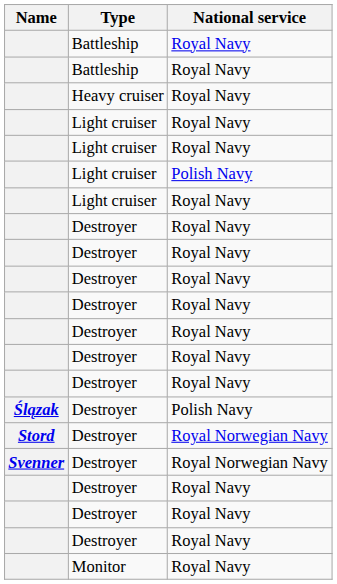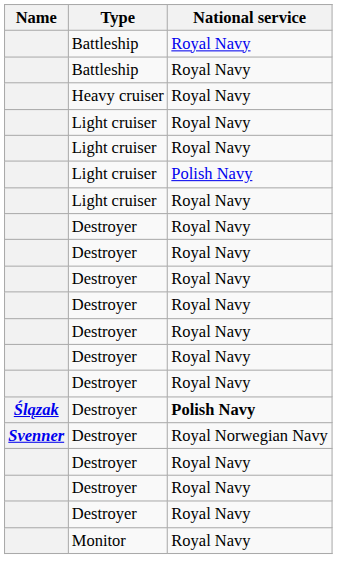(212, 409) normal -> (213, 409) bold
- row: (36, 435)
